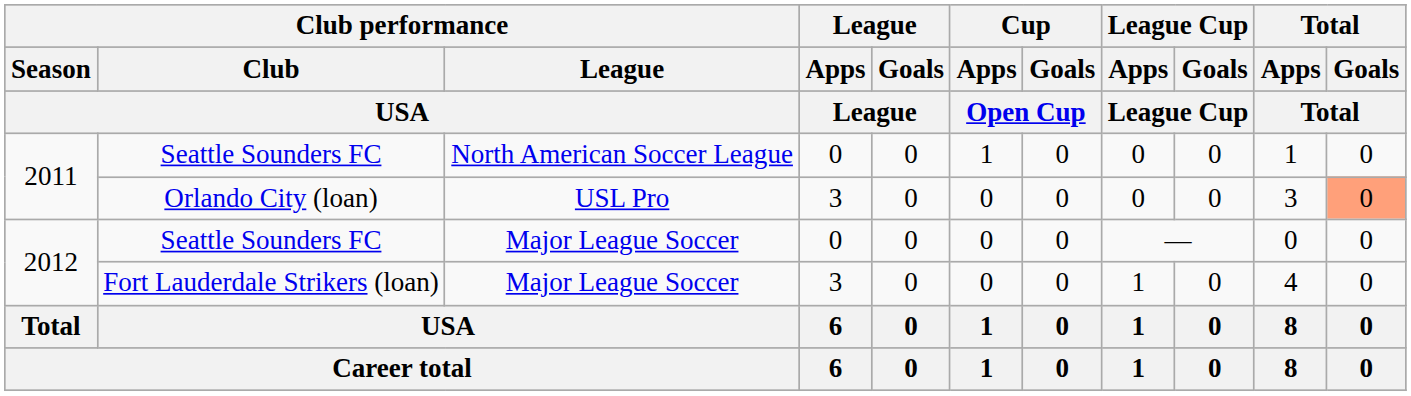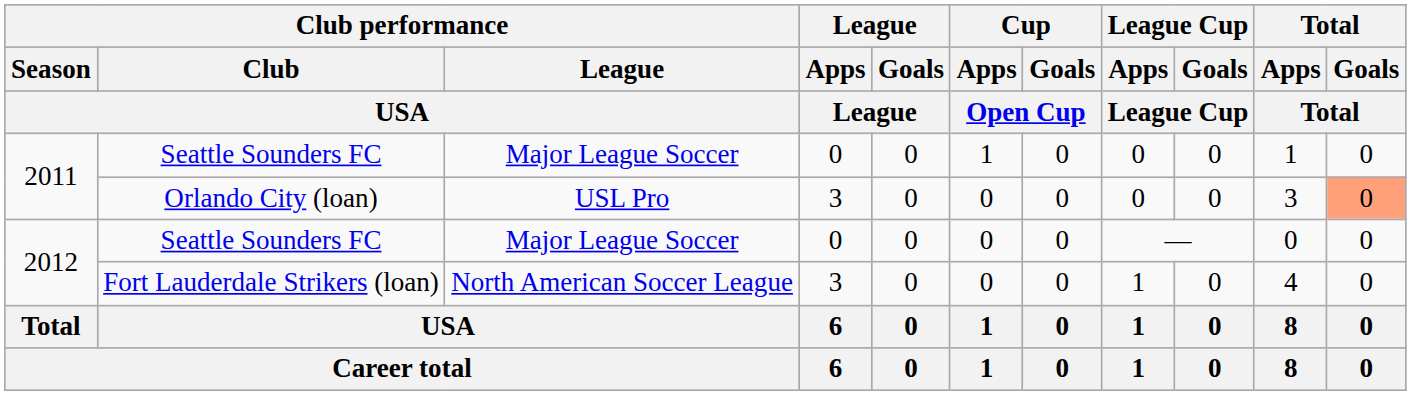(622, 154) North American Soccer League -> (622, 154) Major League Soccer
(622, 283) Major League Soccer -> (622, 283) North American Soccer League
